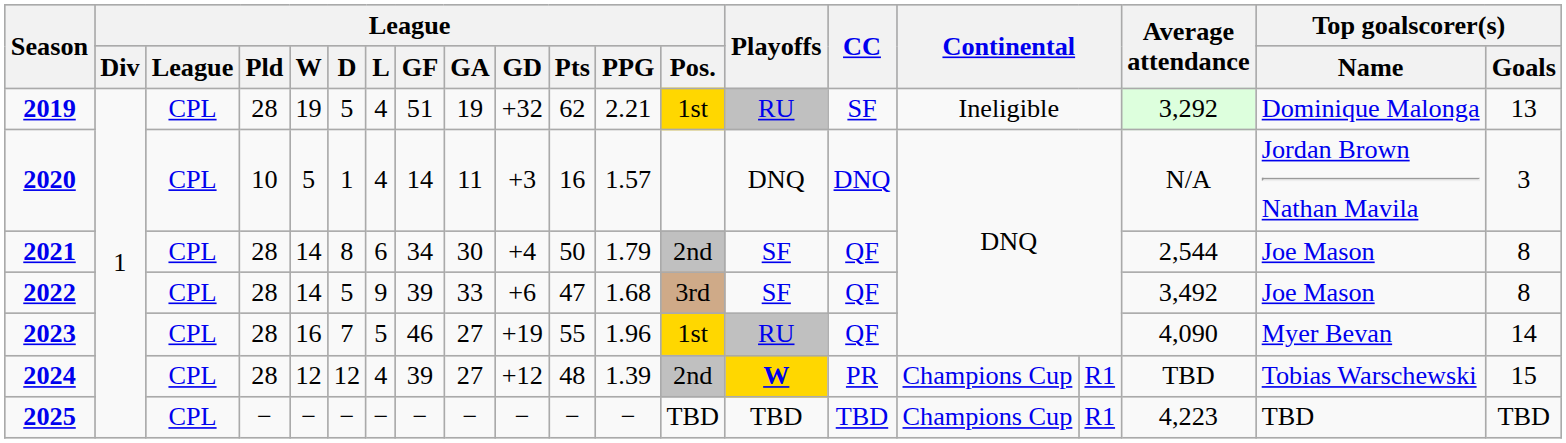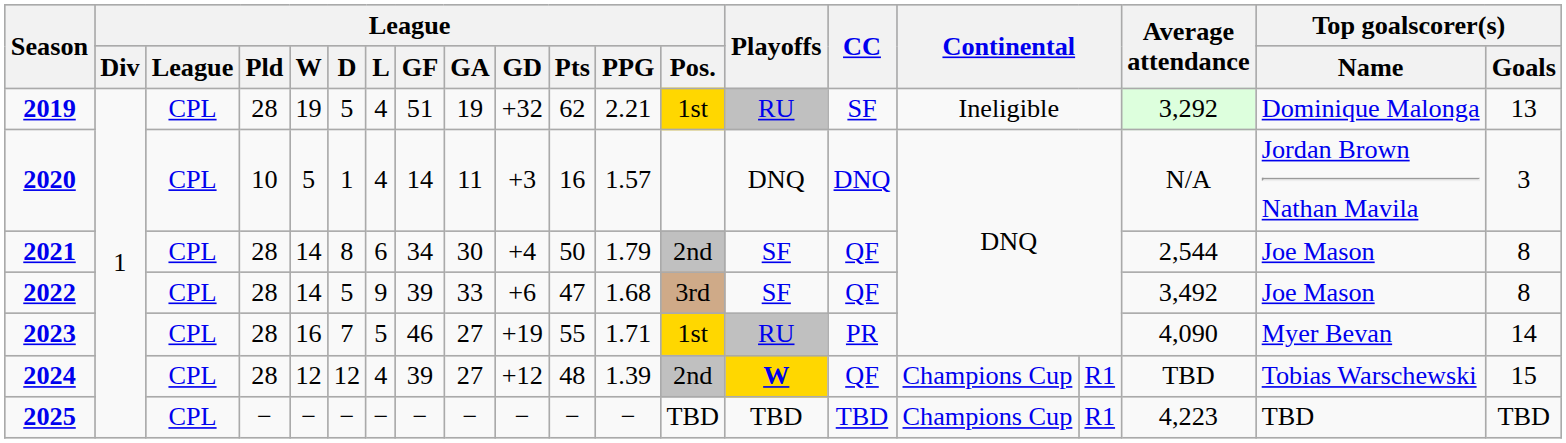(628, 334) 1.96 -> (628, 334) 1.71
(862, 334) QF -> (862, 334) PR
(862, 375) PR -> (862, 375) QF
